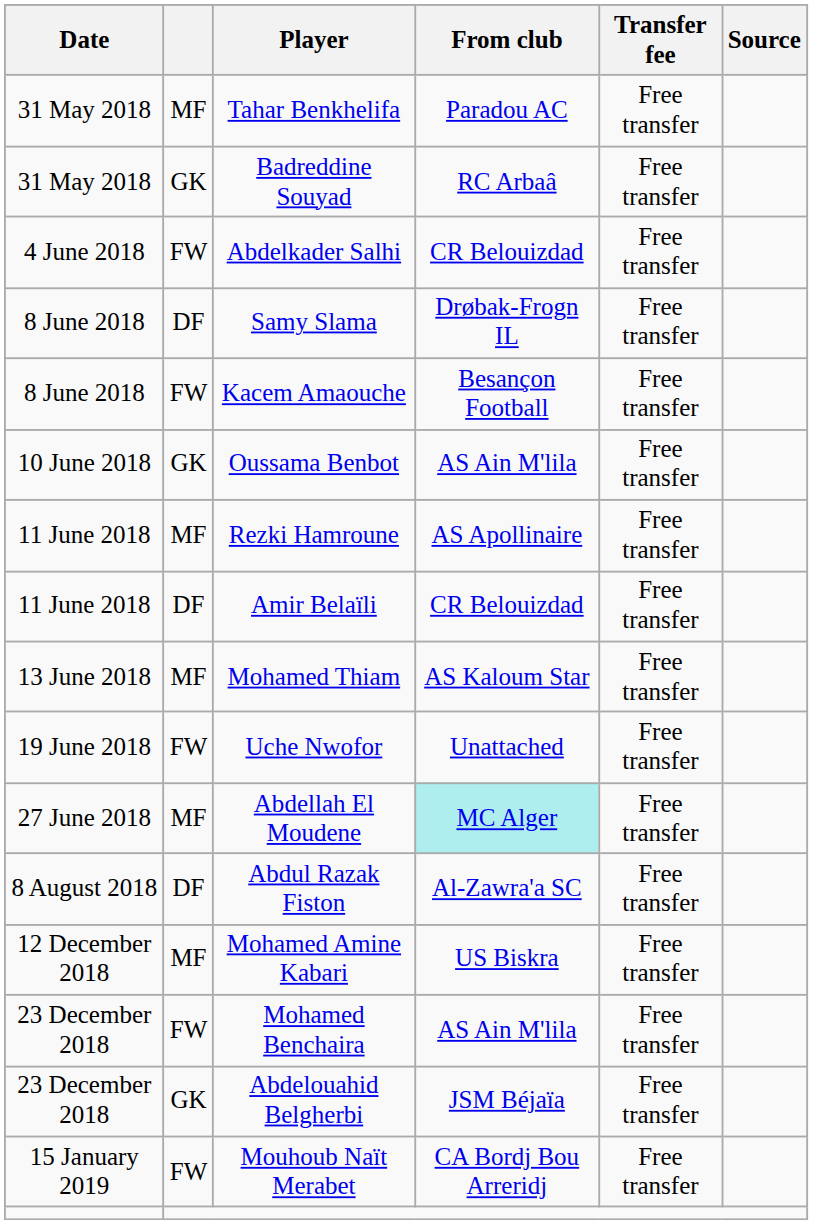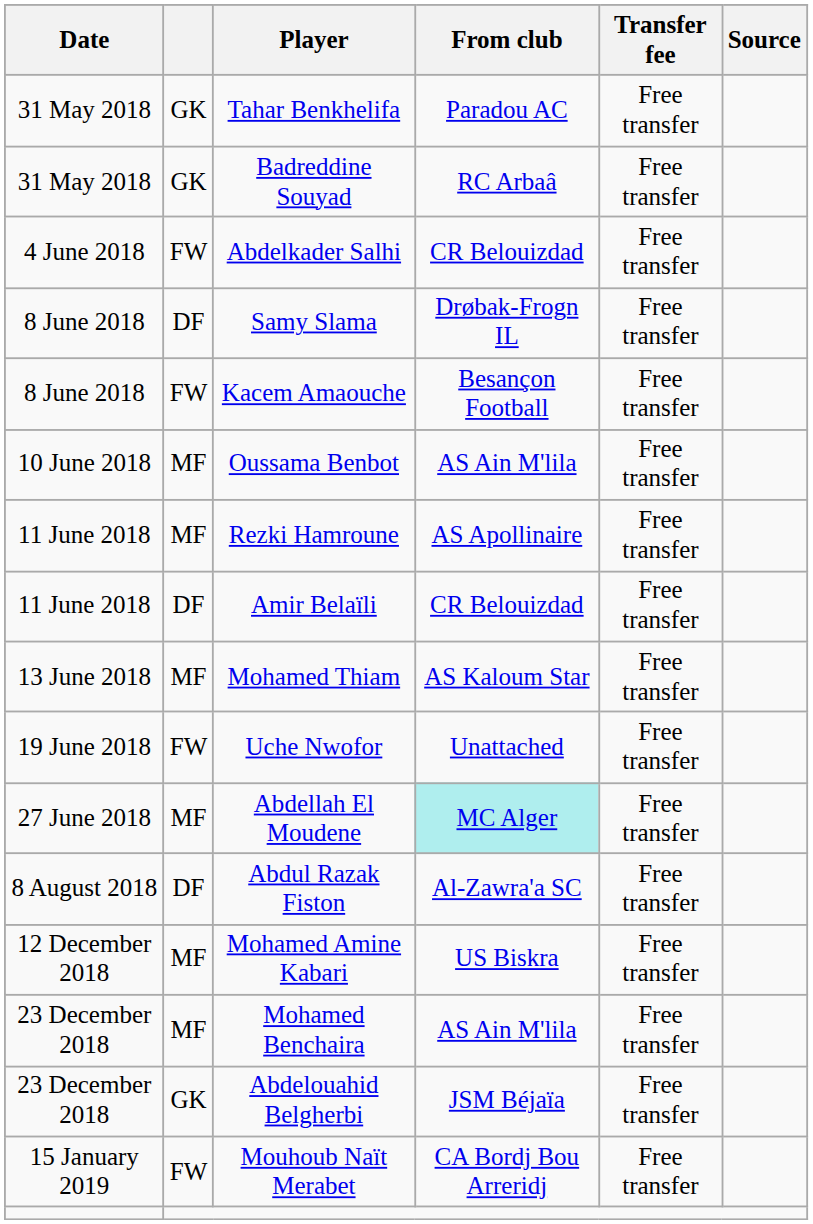(188, 110) MF -> (188, 110) GK
(188, 463) GK -> (188, 463) MF
(188, 1029) FW -> (188, 1029) MF
